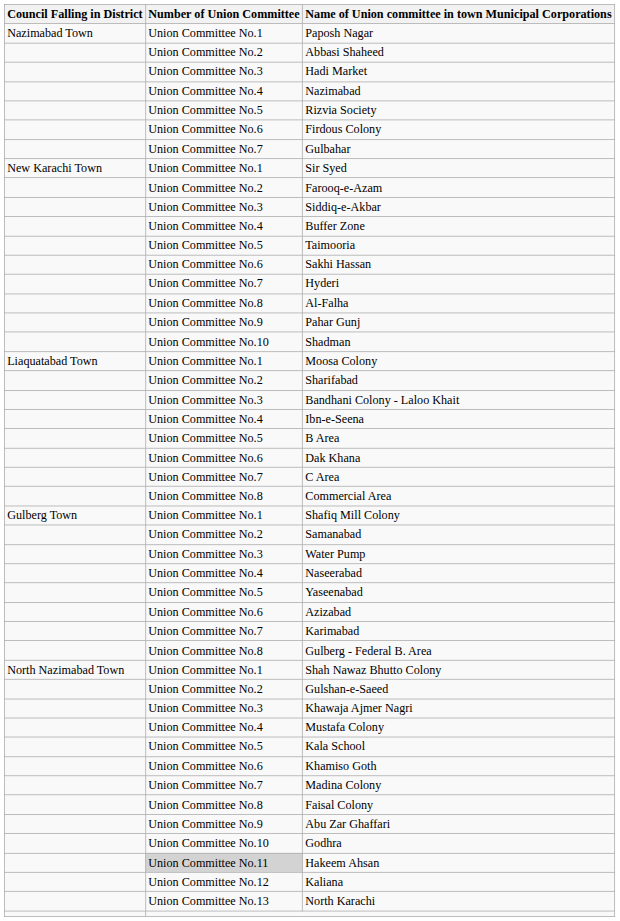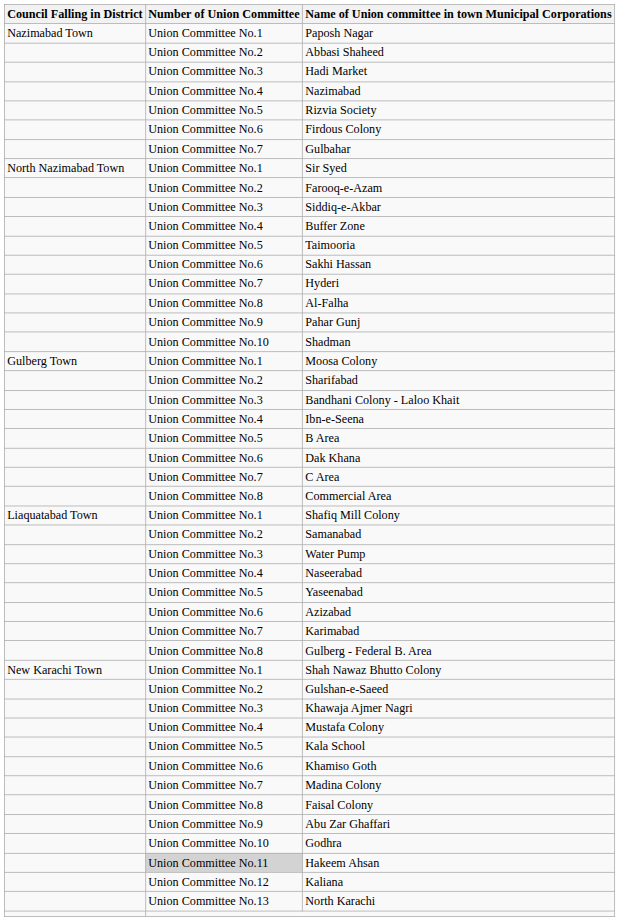(55, 168) New Karachi Town -> (66, 168) North Nazimabad Town
(52, 361) Liaquatabad Town -> (42, 361) Gulberg Town
(42, 515) Gulberg Town -> (52, 515) Liaquatabad Town
(66, 669) North Nazimabad Town -> (55, 669) New Karachi Town
